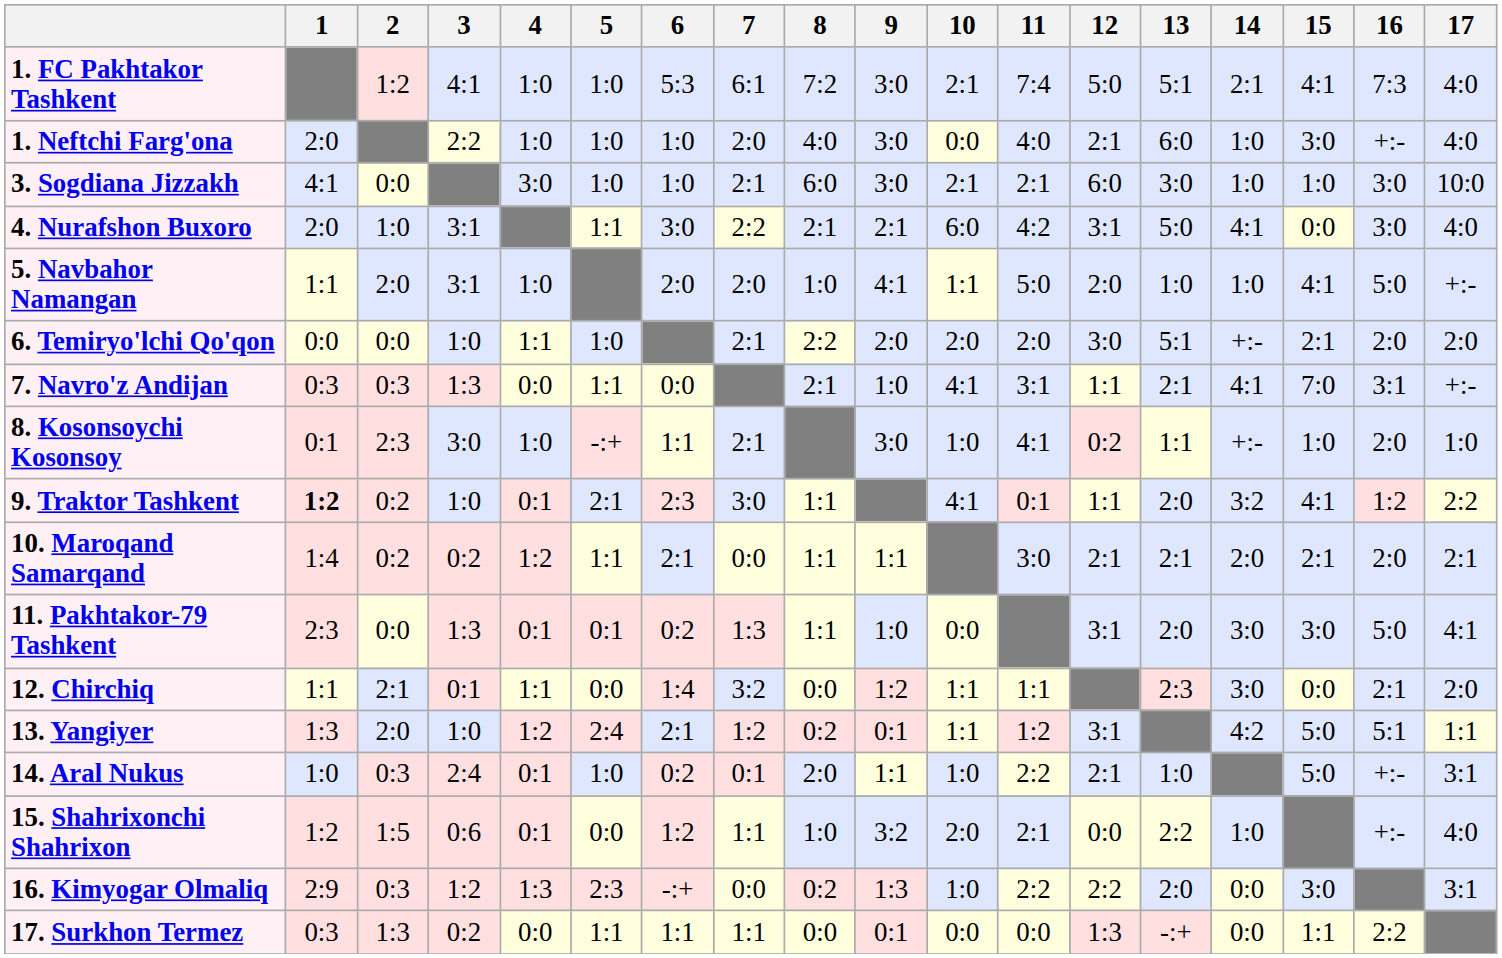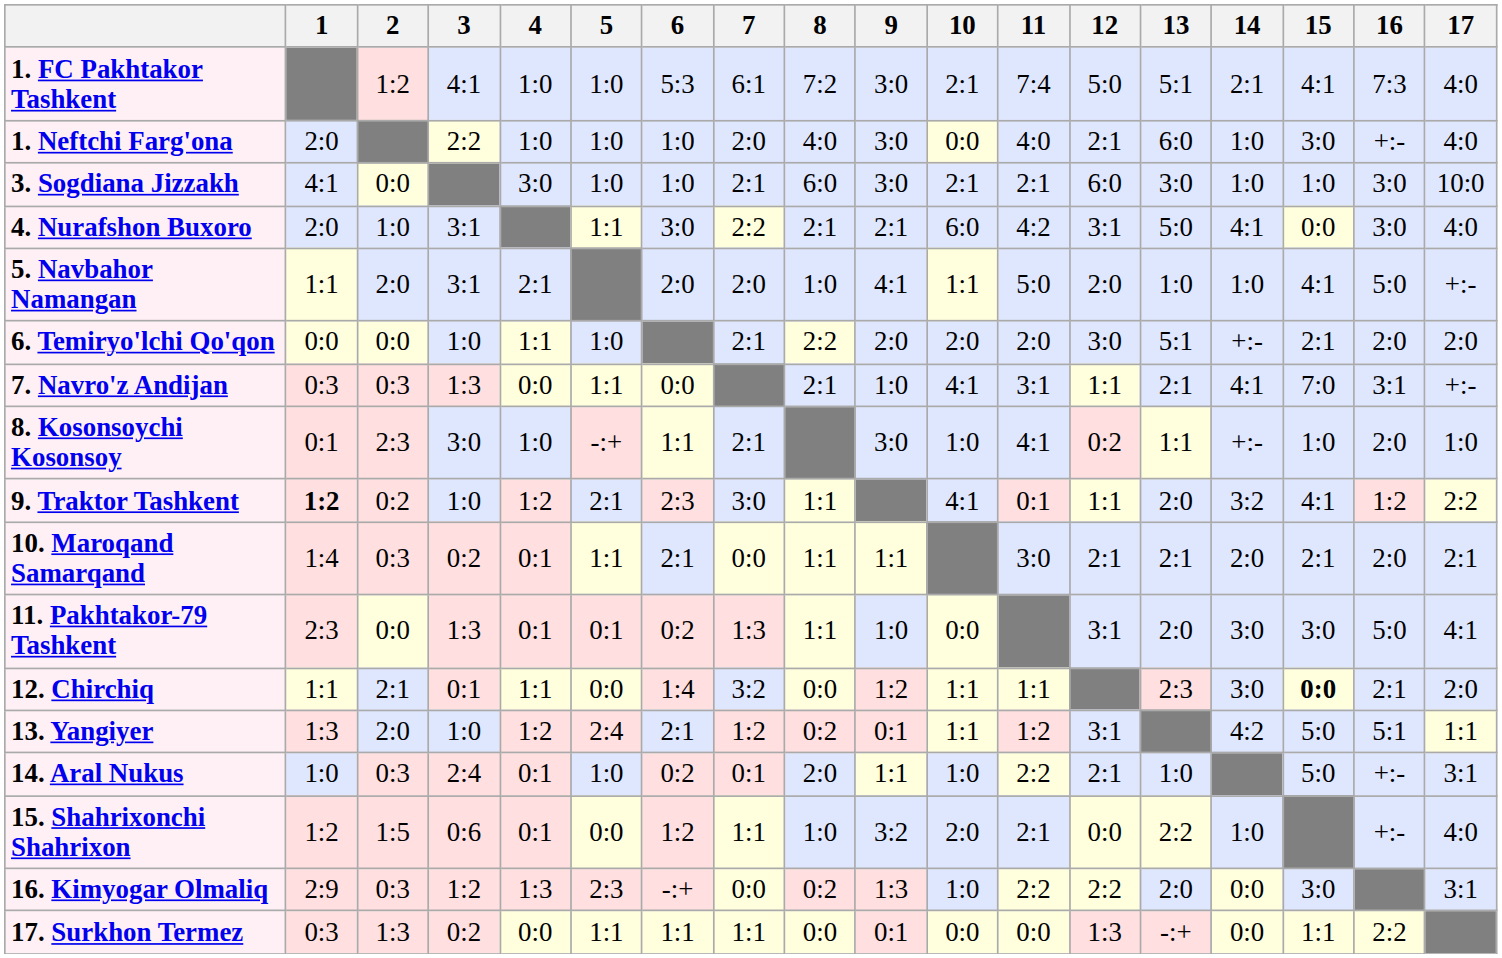(535, 284) 1:0 -> (535, 284) 2:1
(535, 500) 0:1 -> (535, 500) 1:2
(393, 557) 0:2 -> (393, 557) 0:3
(535, 557) 1:2 -> (535, 557) 0:1
(1318, 688) normal -> (1318, 688) bold
